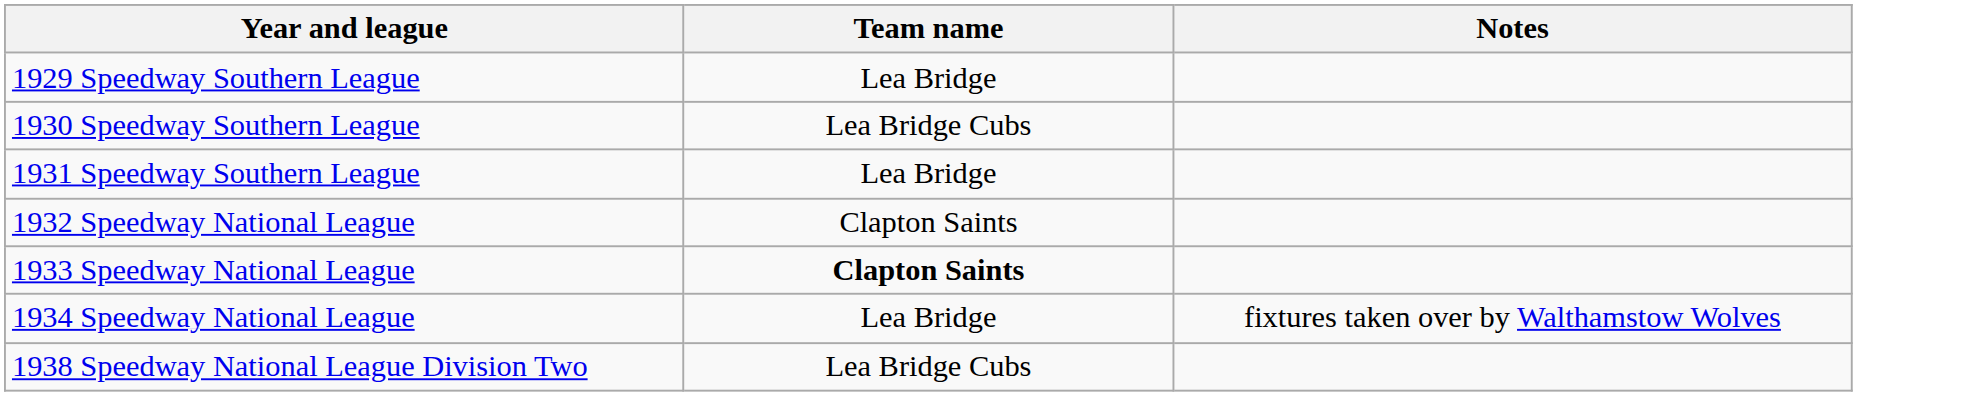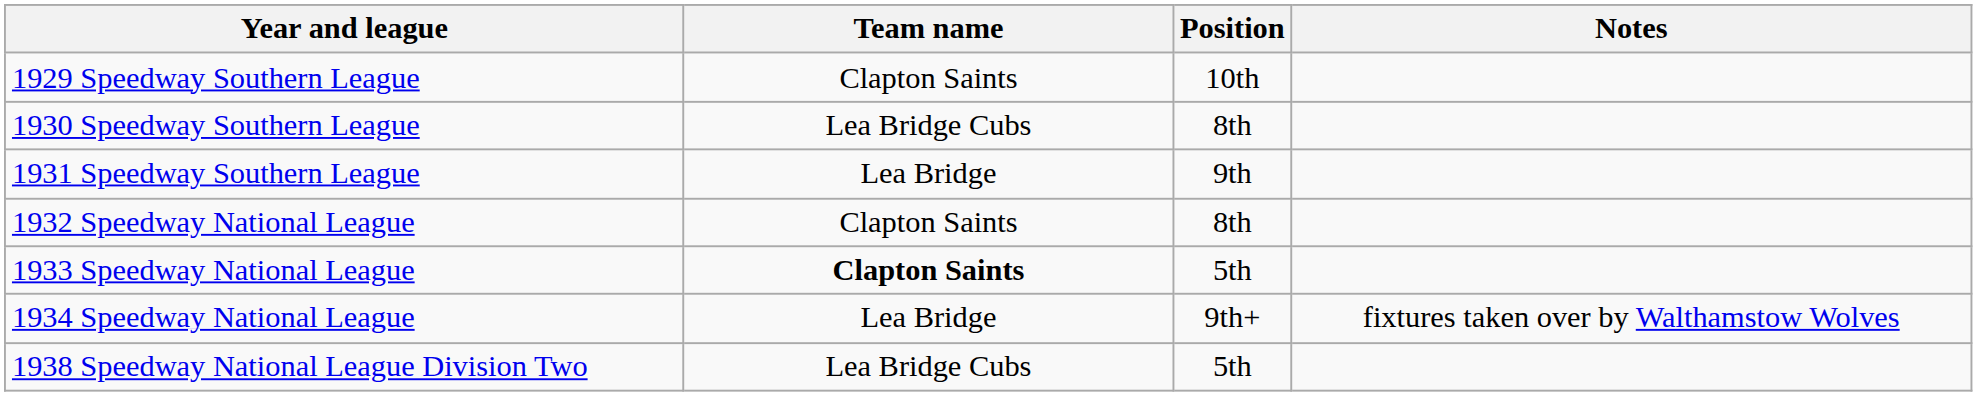+ column: (1232, 28)
(928, 76) Lea Bridge -> (928, 76) Clapton Saints
